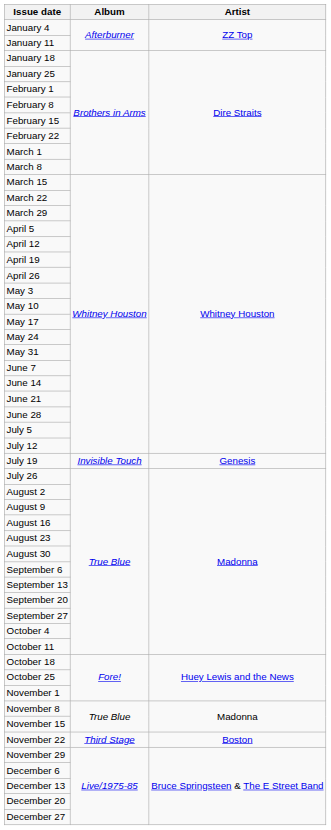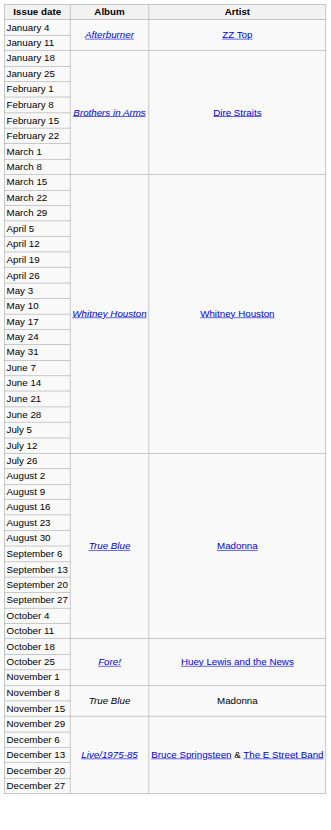- row: (22, 461)
- row: (36, 739)
